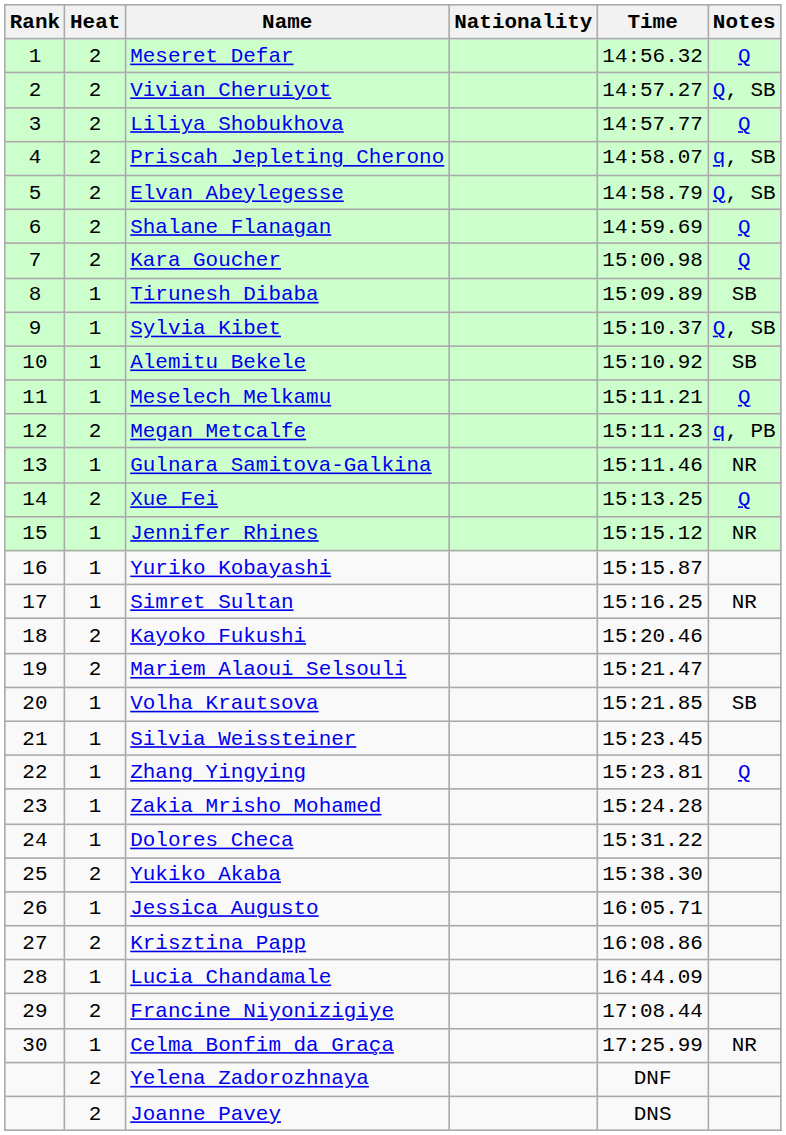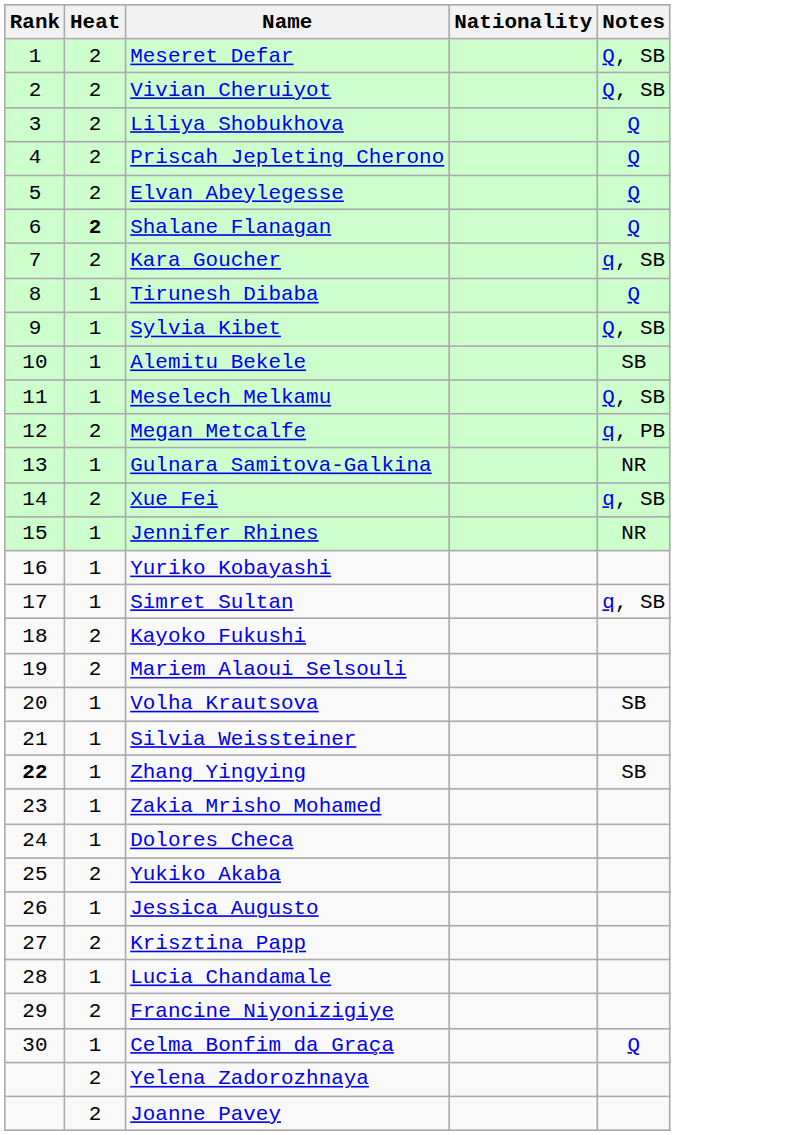- column: (653, 22)
(744, 56) Q -> (634, 56) Q, SB
(744, 158) q, SB -> (634, 158) Q
(744, 192) Q, SB -> (634, 192) Q
(95, 227) normal -> (95, 227) bold
(744, 261) Q -> (634, 261) q, SB
(744, 295) SB -> (634, 295) Q
(744, 397) Q -> (634, 397) Q, SB
(744, 499) Q -> (634, 499) q, SB
(744, 602) NR -> (634, 602) q, SB
(35, 772) normal -> (35, 772) bold
(744, 772) Q -> (634, 772) SB
(744, 1045) NR -> (634, 1045) Q
